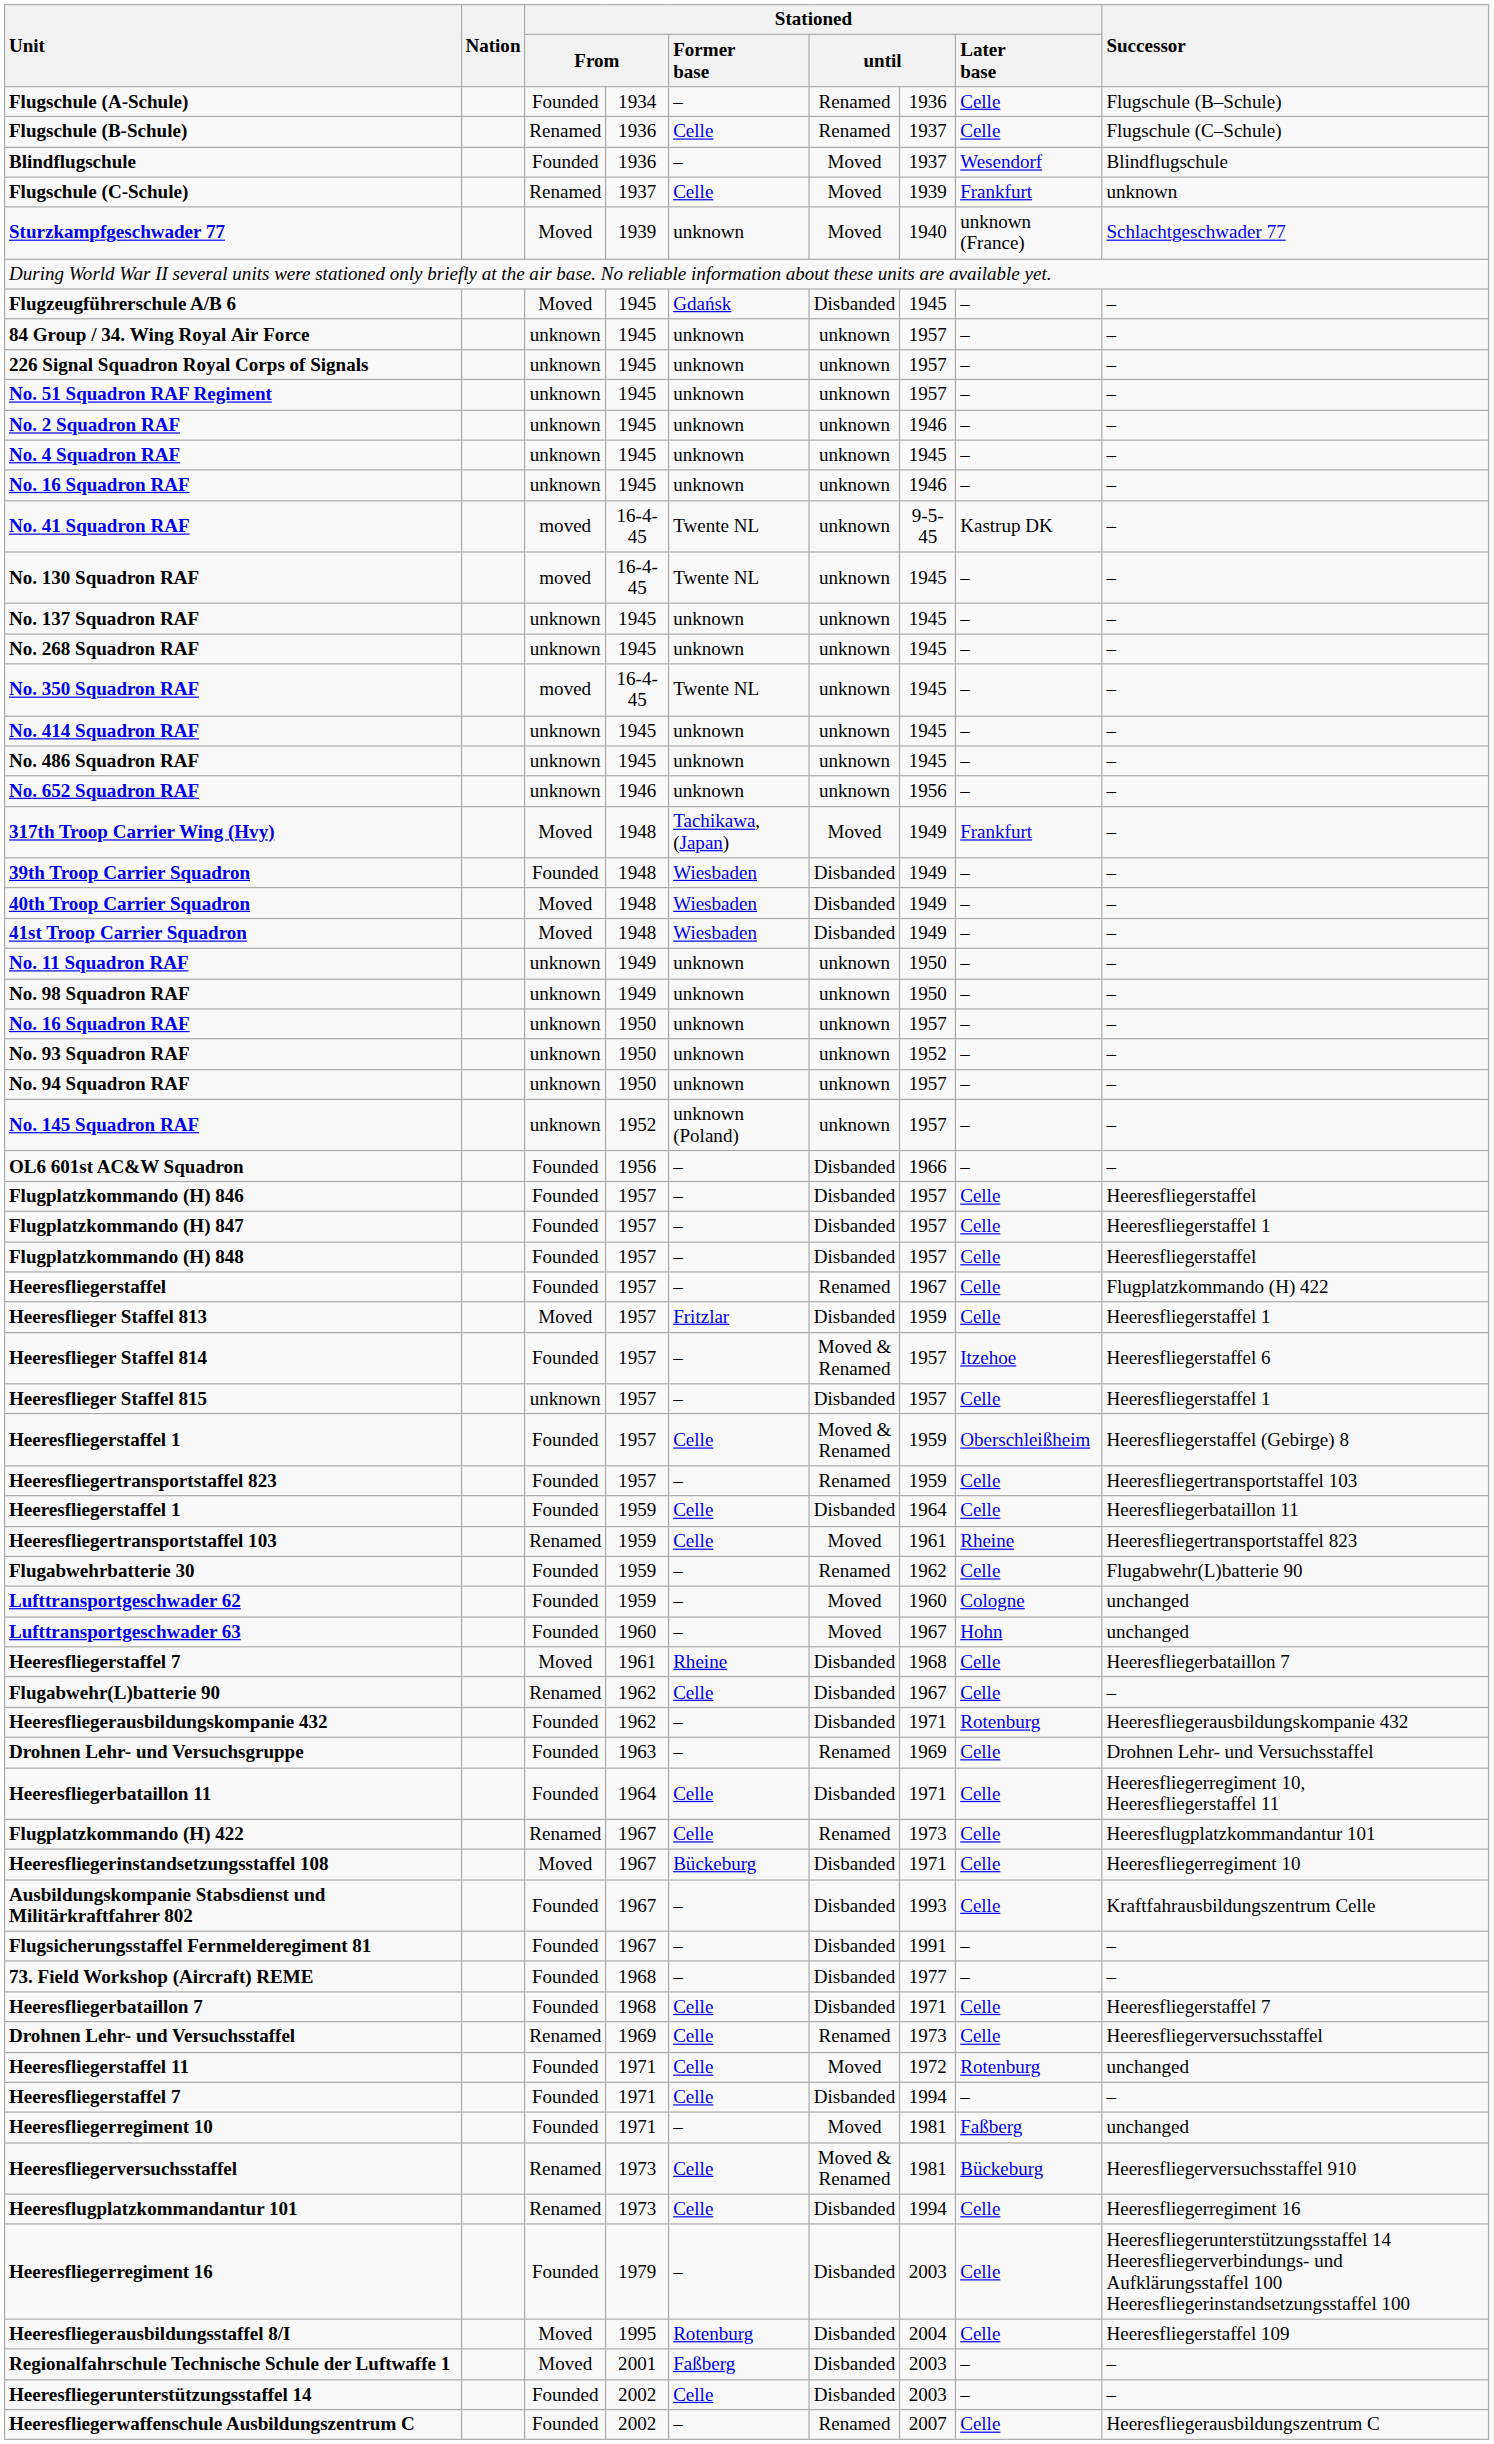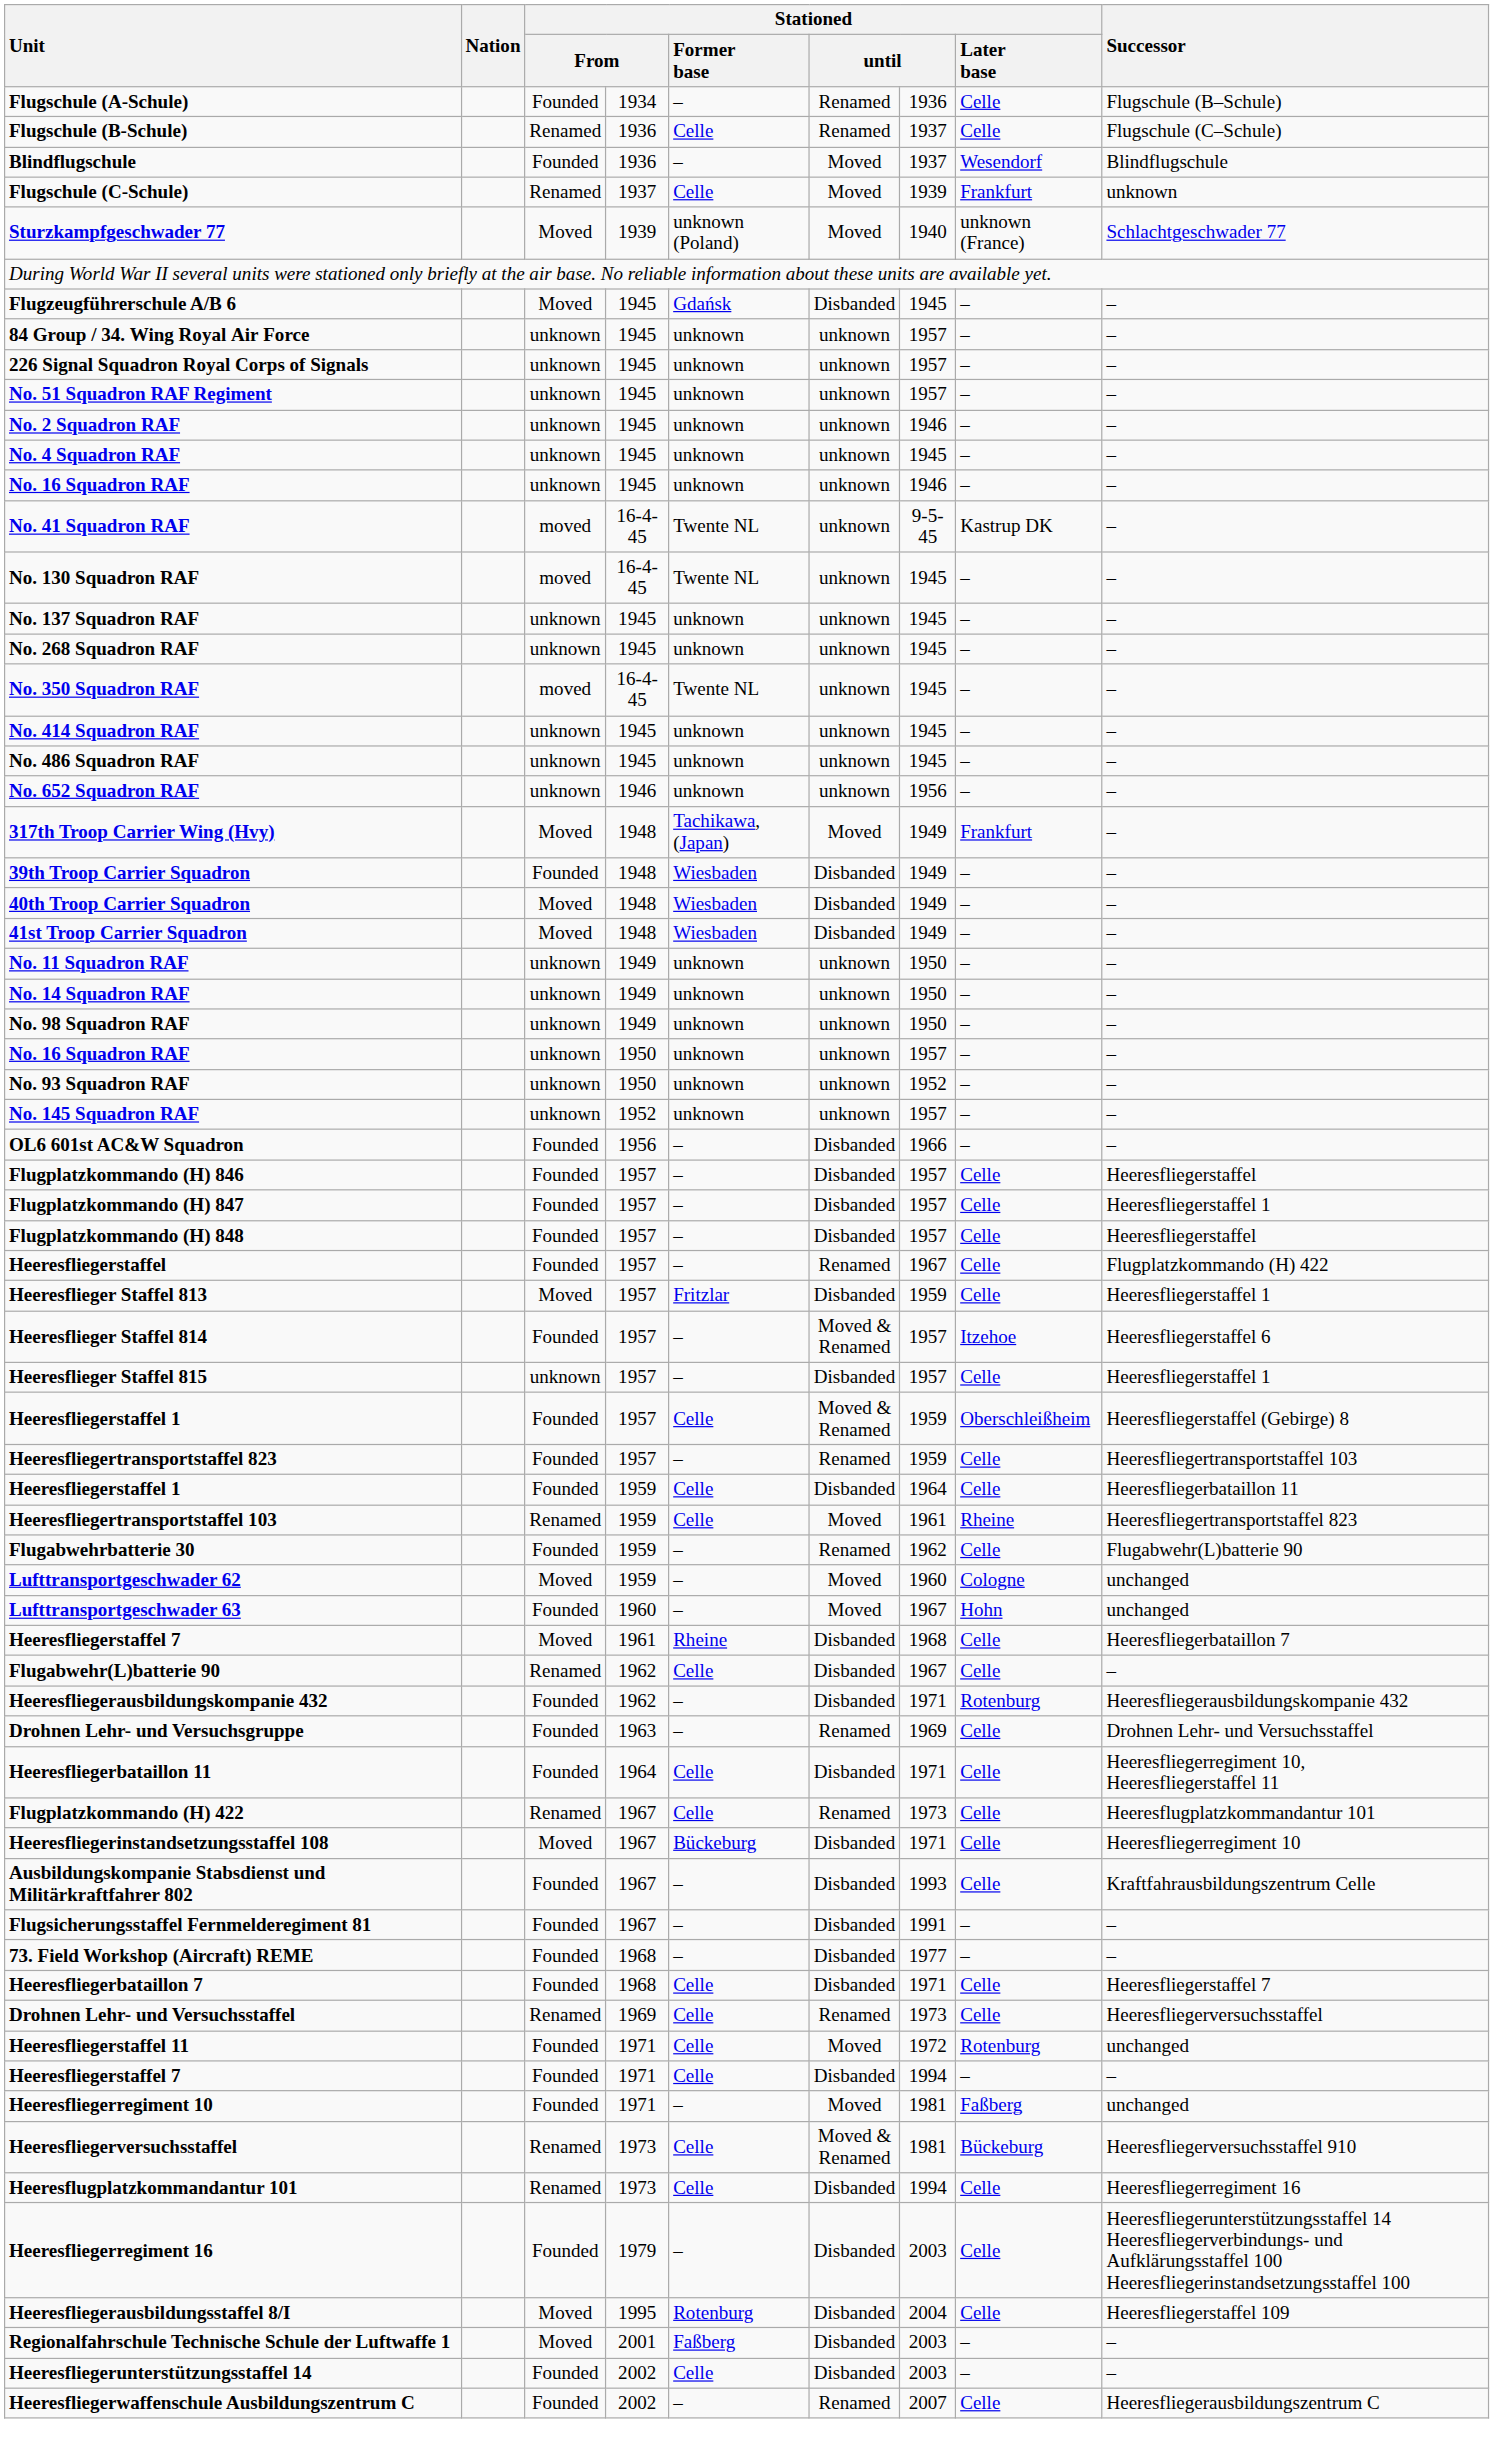(709, 232) unknown -> (709, 232) unknown (Poland)
+ row: (99, 993)
- row: (99, 1084)
(709, 1125) unknown (Poland) -> (709, 1114) unknown
(565, 1601) Founded -> (565, 1579) Moved
